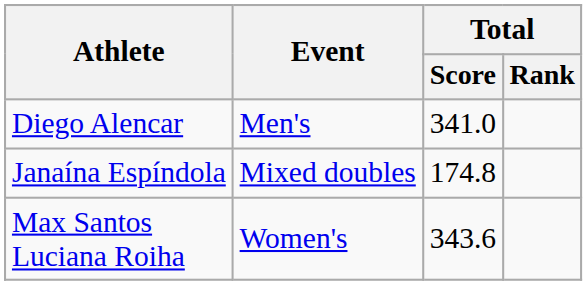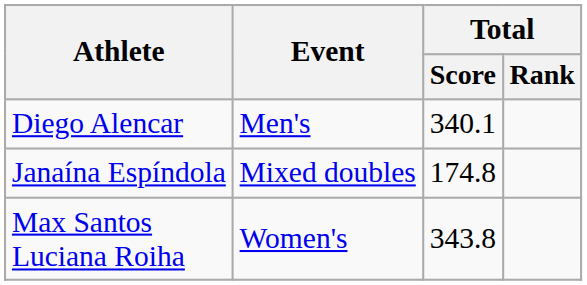(463, 123) 341.0 -> (463, 123) 340.1
(463, 238) 343.6 -> (463, 238) 343.8
